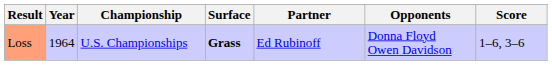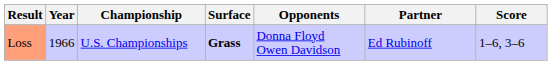columns swapped: (309, 14) <-> (420, 14)
(62, 42) 1964 -> (62, 42) 1966
